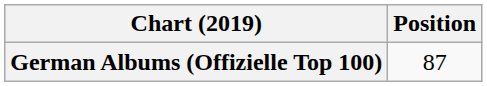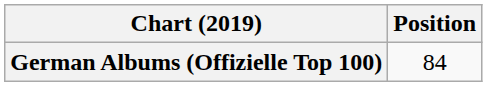(435, 61) 87 -> (435, 61) 84
